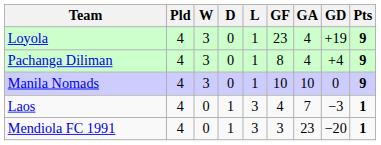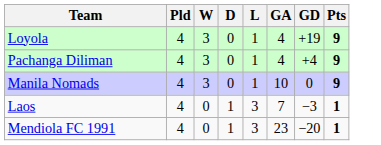- column: (280, 15)
